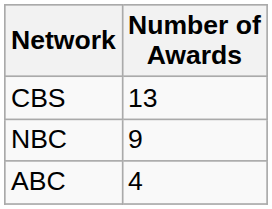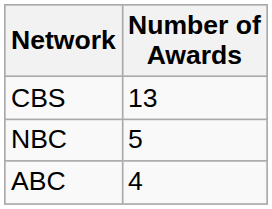(135, 139) 9 -> (135, 139) 5
